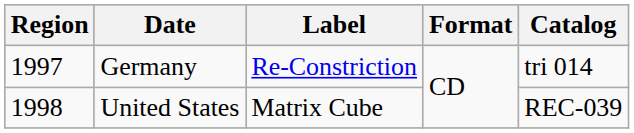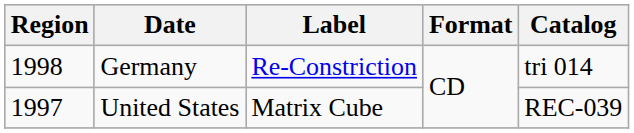(37, 66) 1997 -> (37, 66) 1998
(37, 107) 1998 -> (37, 107) 1997
